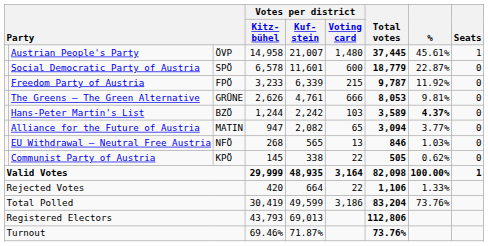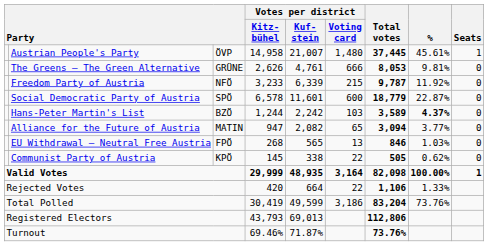rows swapped: (105, 68) <-> (105, 98)
(224, 83) FPÖ -> (224, 83) NFÖ
(224, 143) NFÖ -> (224, 143) FPÖ
